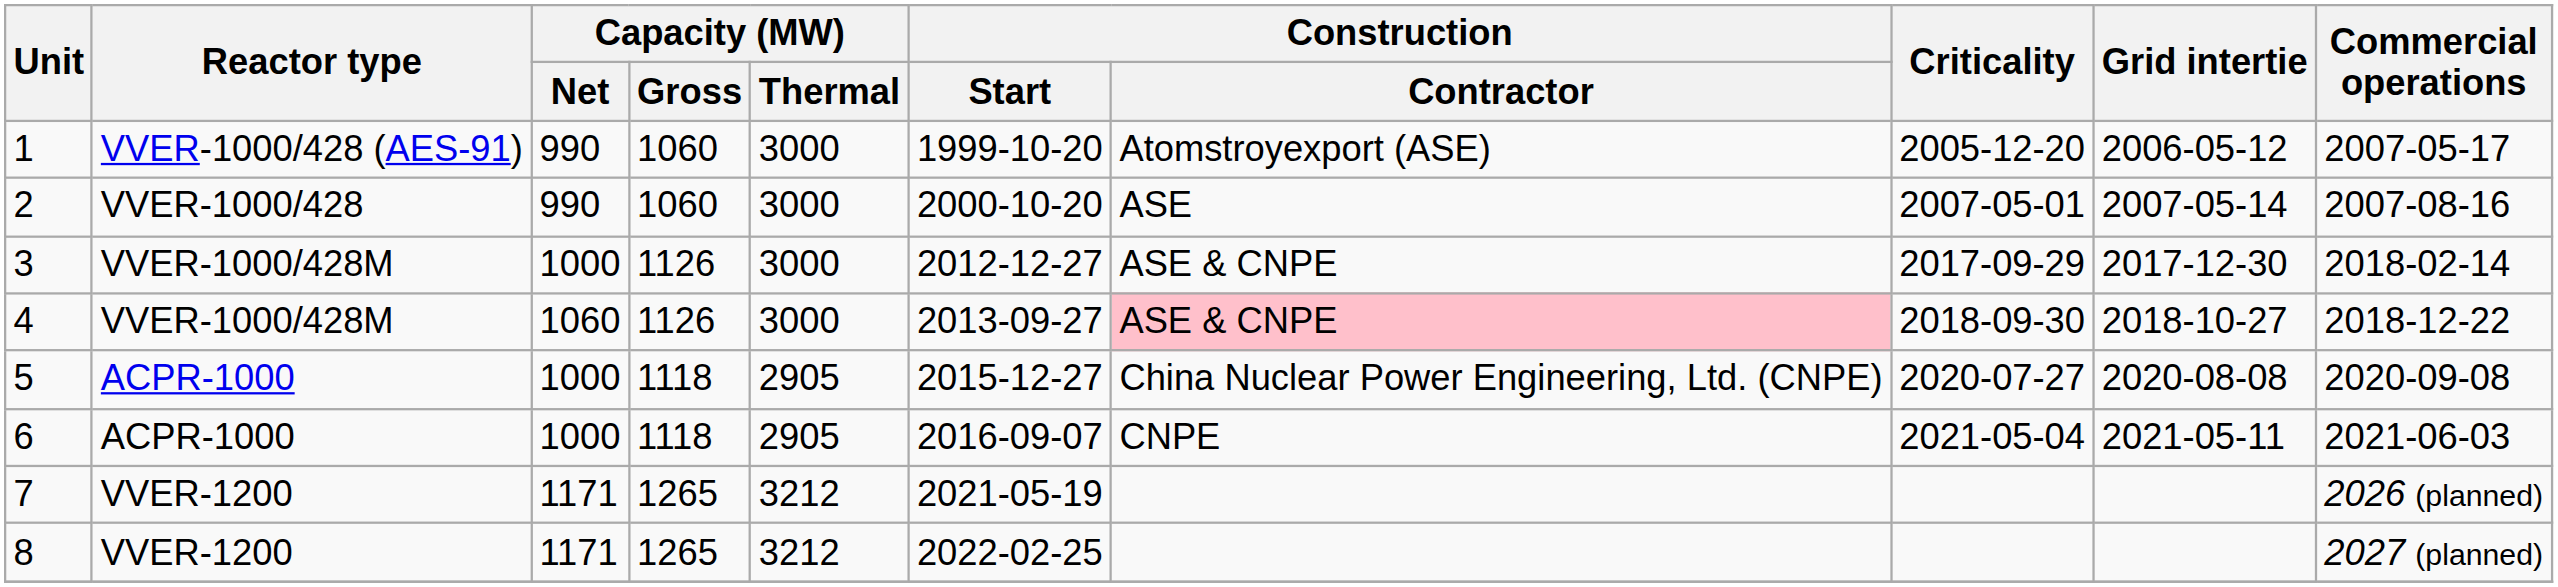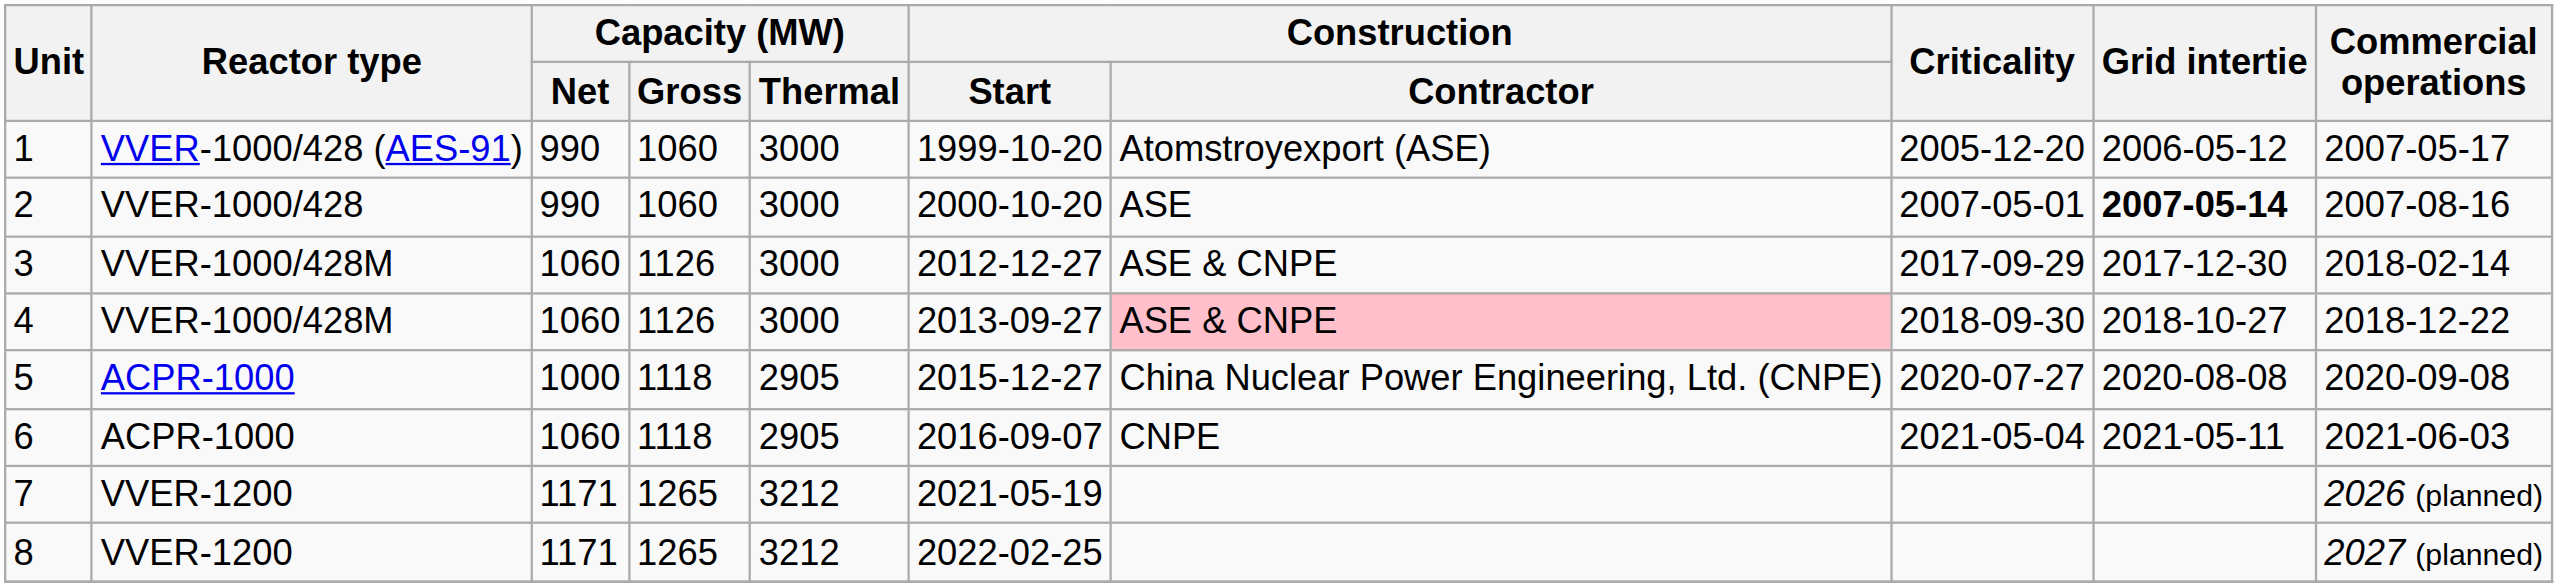(2195, 206) normal -> (2195, 206) bold
(580, 263) 1000 -> (580, 263) 1060
(580, 436) 1000 -> (580, 436) 1060
